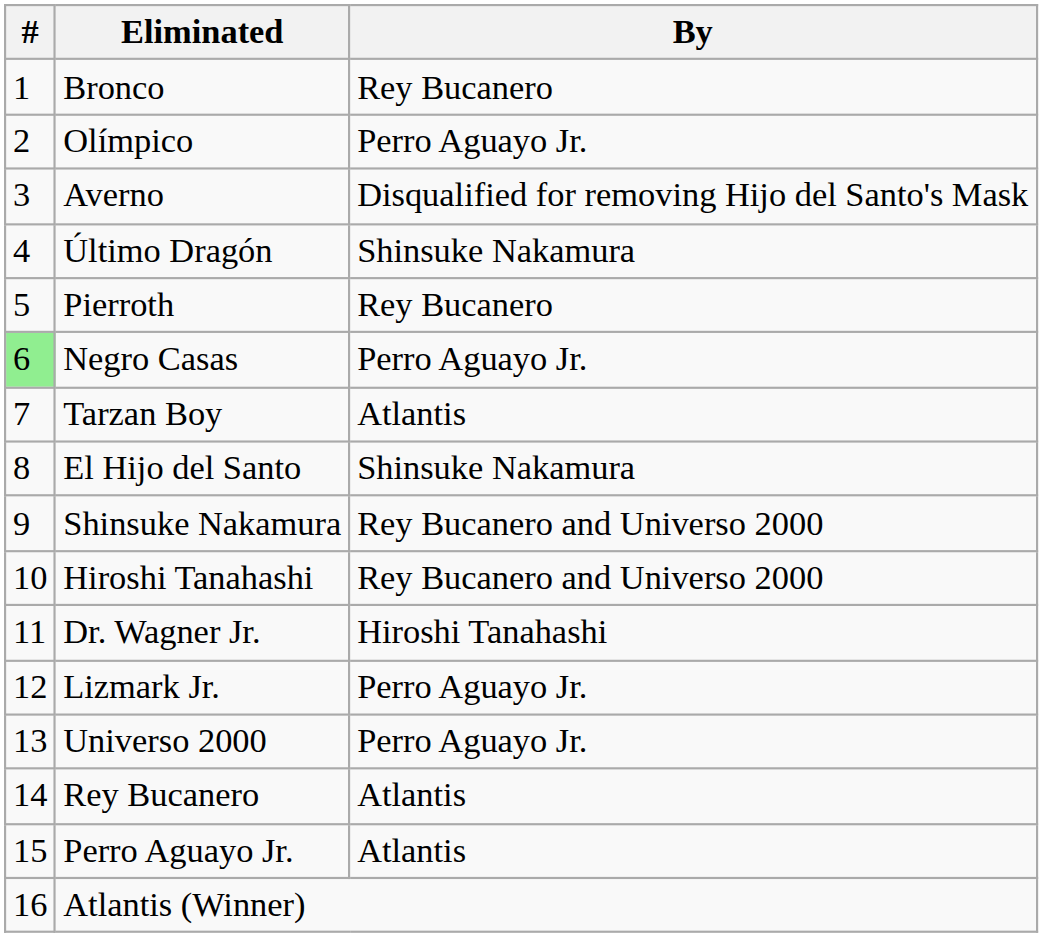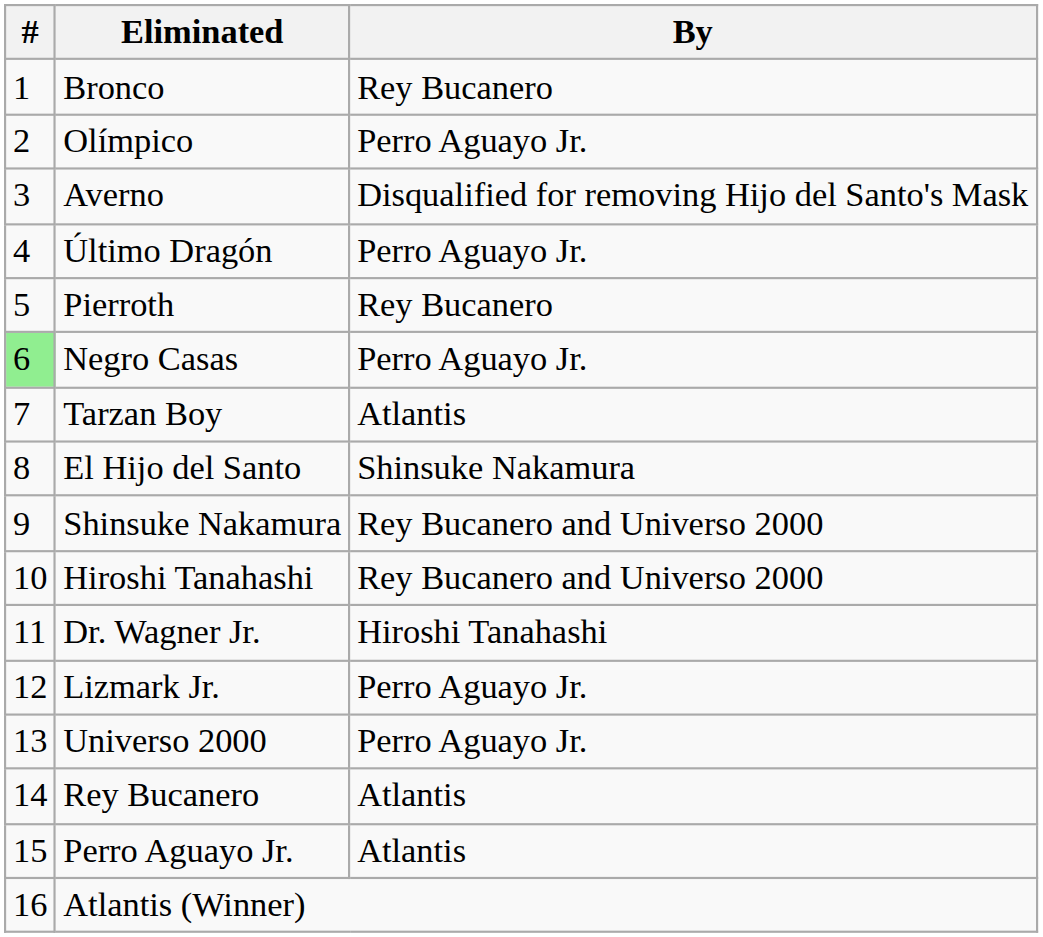(496, 250) Shinsuke Nakamura -> (472, 250) Perro Aguayo Jr.
